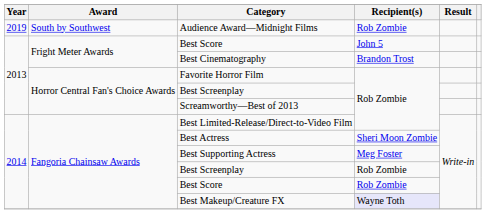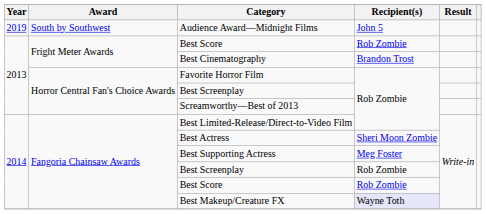(382, 28) Rob Zombie -> (370, 28) John 5
(370, 43) John 5 -> (382, 43) Rob Zombie
